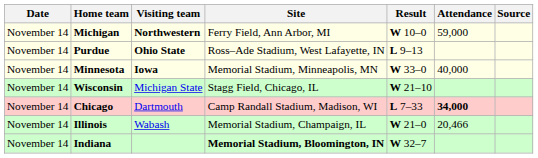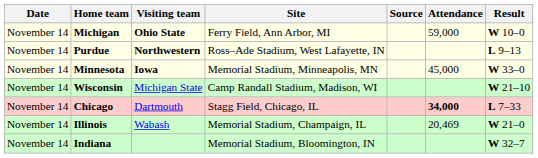columns swapped: (411, 13) <-> (514, 13)
(167, 32) Northwestern -> (160, 32) Ohio State
(160, 51) Ohio State -> (167, 51) Northwestern
(453, 69) 40,000 -> (443, 69) 45,000
(263, 88) Stagg Field, Chicago, IL -> (293, 88) Camp Randall Stadium, Madison, WI
(293, 106) Camp Randall Stadium, Madison, WI -> (263, 106) Stagg Field, Chicago, IL
(453, 125) 20,466 -> (443, 125) 20,469
(296, 143) bold -> (291, 143) normal
